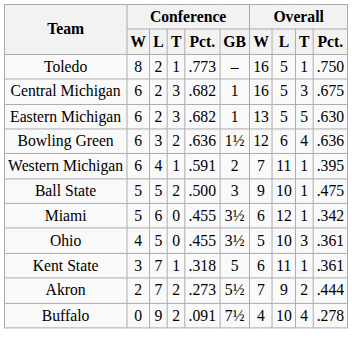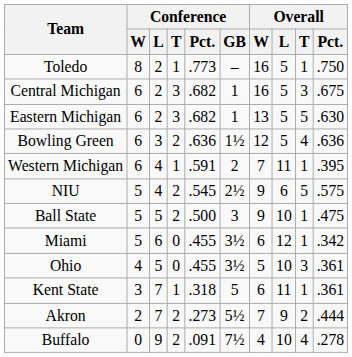(284, 141) 6 -> (284, 141) 5
+ row: (66, 191)
